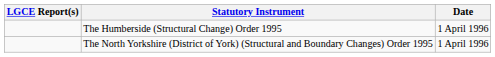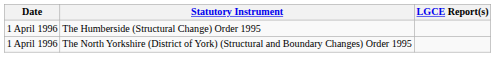columns swapped: (463, 12) <-> (43, 12)
